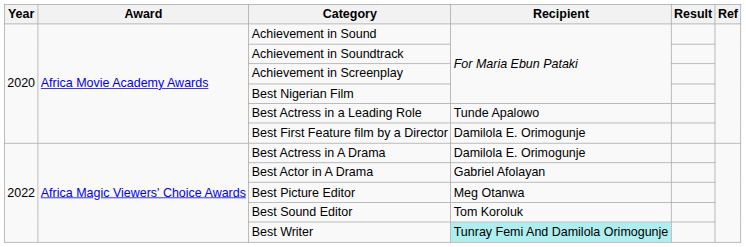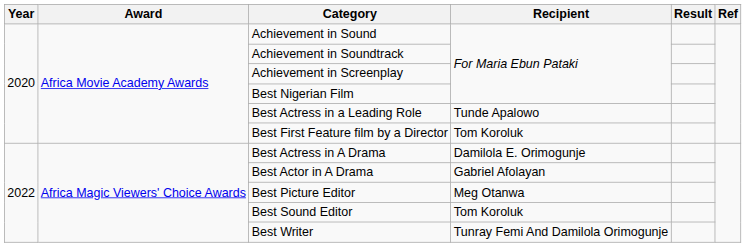(520, 133) Damilola E. Orimogunje -> (488, 133) Tom Koroluk
(561, 232) paleturquoise background -> (561, 232) no background
